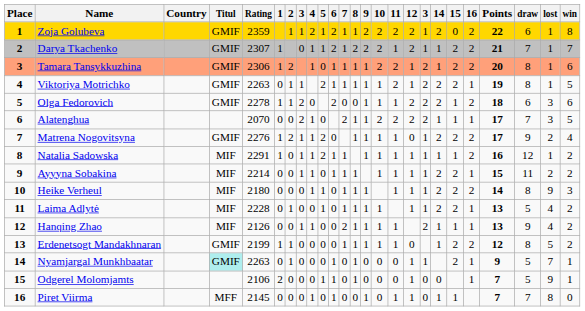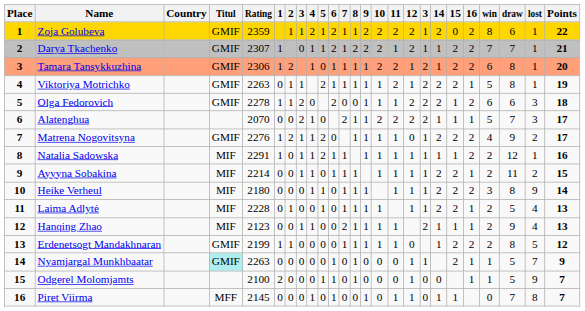columns swapped: (570, 14) <-> (497, 13)
(258, 226) 2126 -> (258, 226) 2123
(291, 262) 1 -> (291, 262) 0
(258, 279) 2106 -> (258, 279) 2100
